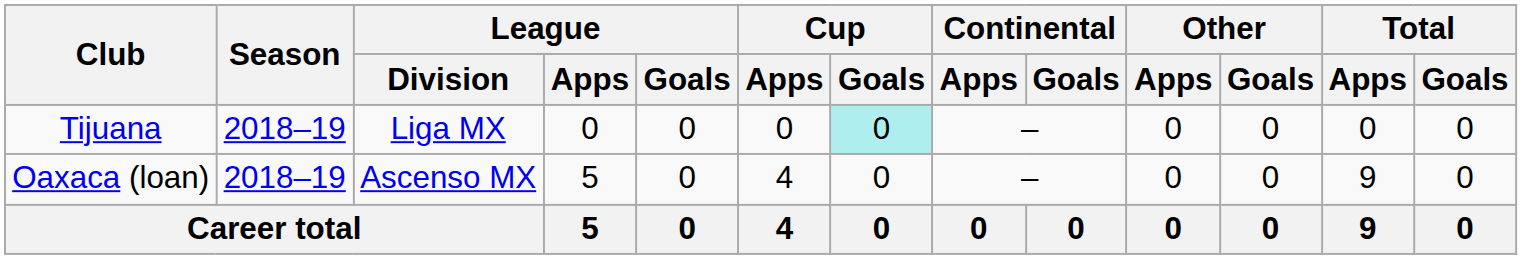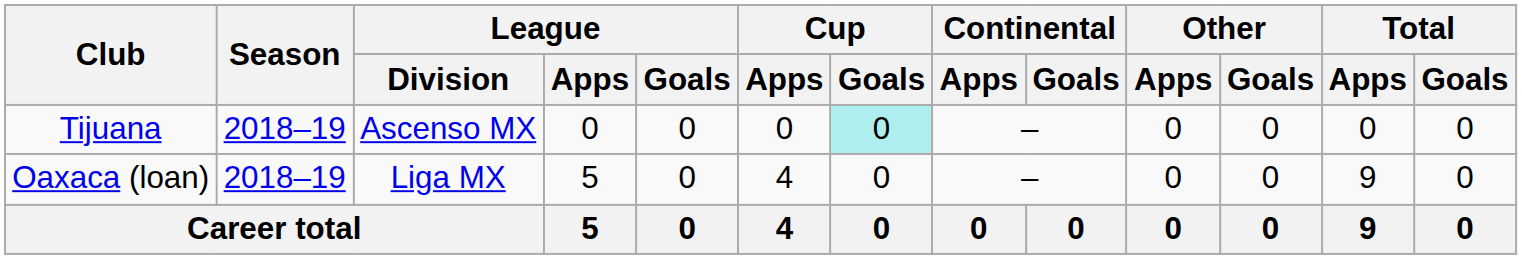(448, 128) Liga MX -> (448, 128) Ascenso MX
(448, 178) Ascenso MX -> (448, 178) Liga MX
